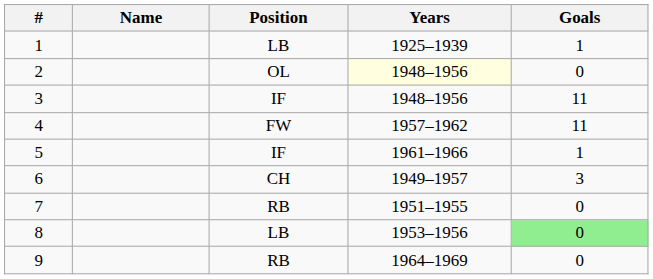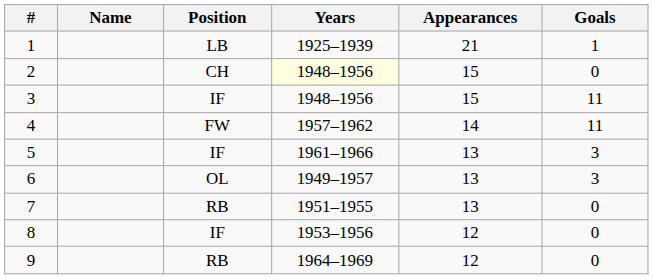+ column: (470, 17)
(278, 71) OL -> (217, 71) CH
(580, 152) 1 -> (595, 152) 3
(278, 179) CH -> (217, 179) OL
(278, 233) LB -> (217, 233) IF
(580, 233) lightgreen background -> (595, 233) no background
